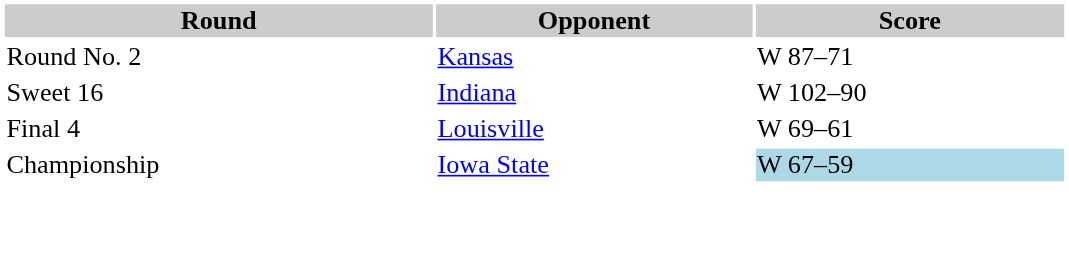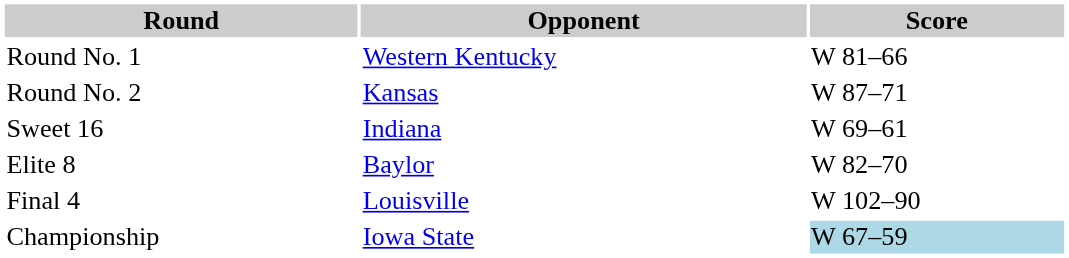+ row: (74, 56)
(812, 92) W 102–90 -> (859, 128) W 69–61
+ row: (41, 164)
(805, 128) W 69–61 -> (866, 200) W 102–90
